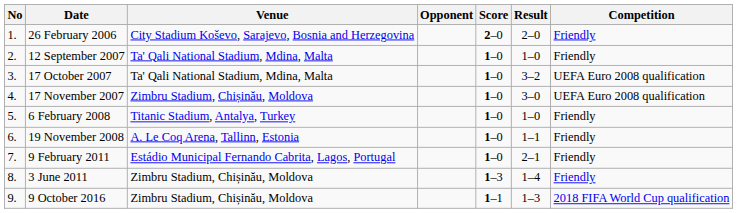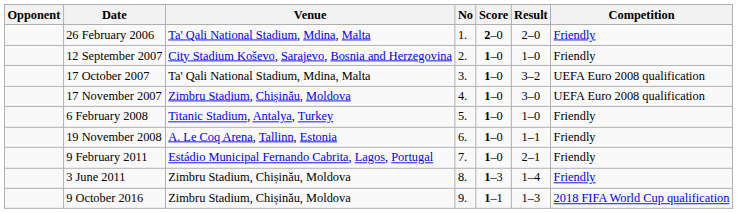columns swapped: (15, 14) <-> (447, 14)
(272, 34) City Stadium Koševo, Sarajevo, Bosnia and Herzegovina -> (269, 34) Ta' Qali National Stadium, Mdina, Malta
(232, 55) Ta' Qali National Stadium, Mdina, Malta -> (310, 55) City Stadium Koševo, Sarajevo, Bosnia and Herzegovina
